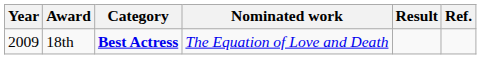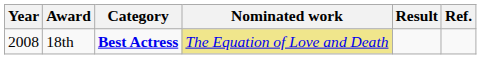(24, 41) 2009 -> (24, 41) 2008
(287, 41) no background -> (287, 41) khaki background
